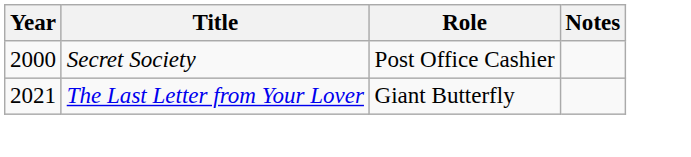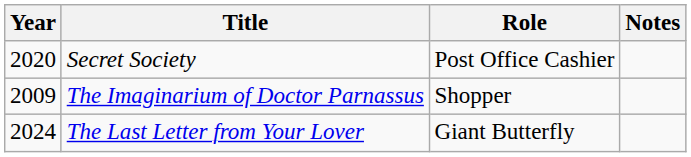(33, 59) 2000 -> (33, 59) 2020
+ row: (245, 95)
(33, 95) 2021 -> (33, 132) 2024
